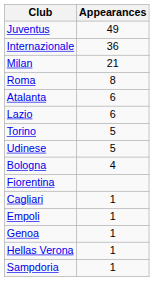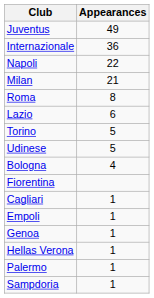+ row: (22, 64)
- row: (26, 98)
+ row: (27, 268)
